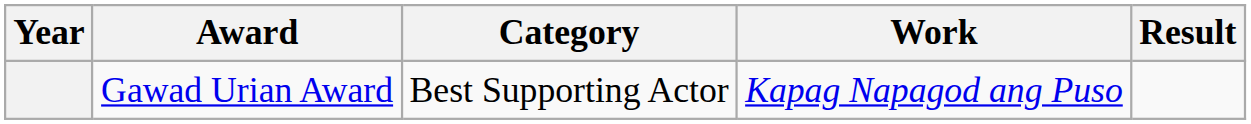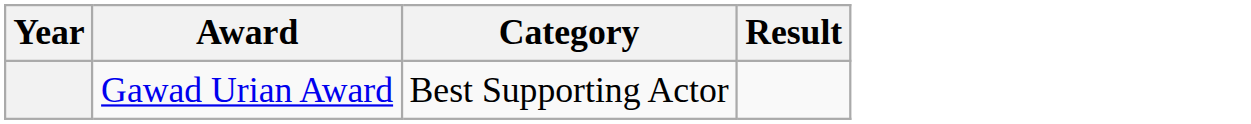- column: (934, 32)
